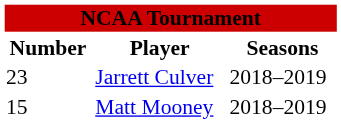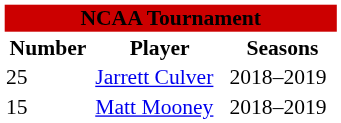(17, 77) 23 -> (17, 77) 25
